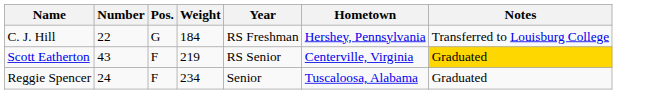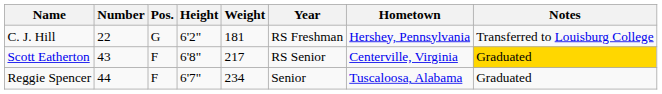+ column: (199, 15)
(190, 36) 184 -> (234, 36) 181
(190, 57) 219 -> (234, 57) 217
(104, 78) 24 -> (104, 78) 44
